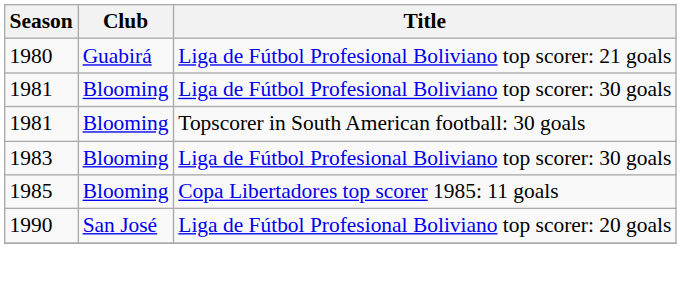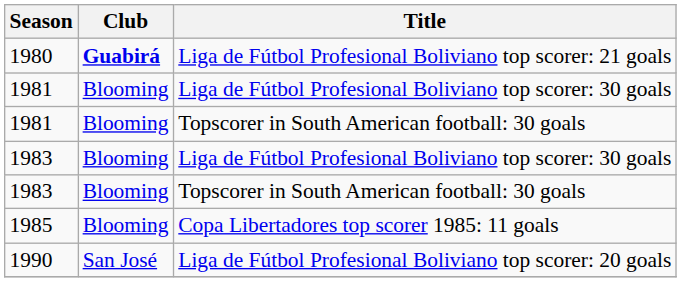(117, 55) normal -> (121, 55) bold
+ row: (31, 191)
